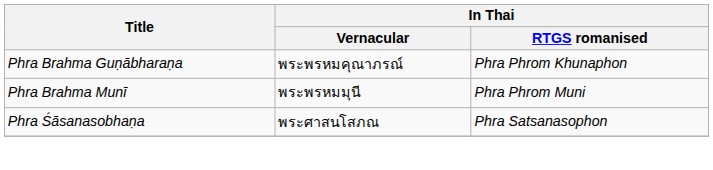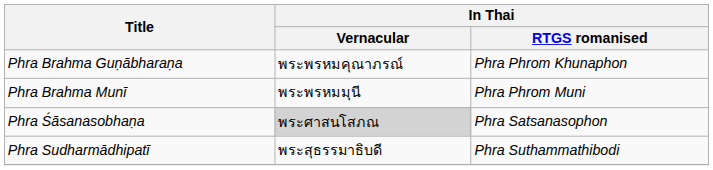(329, 122) no background -> (329, 122) lightgrey background
+ row: (79, 150)
